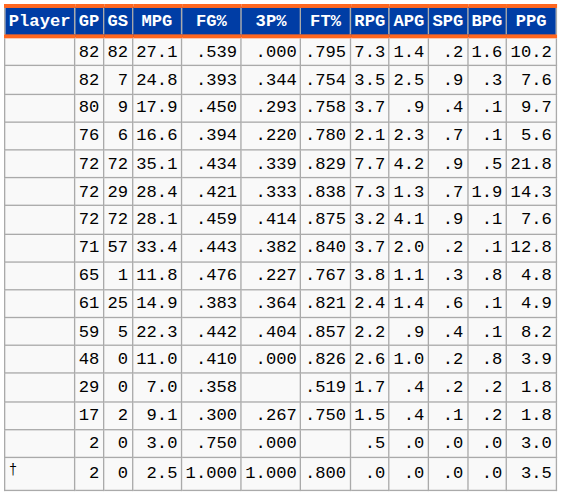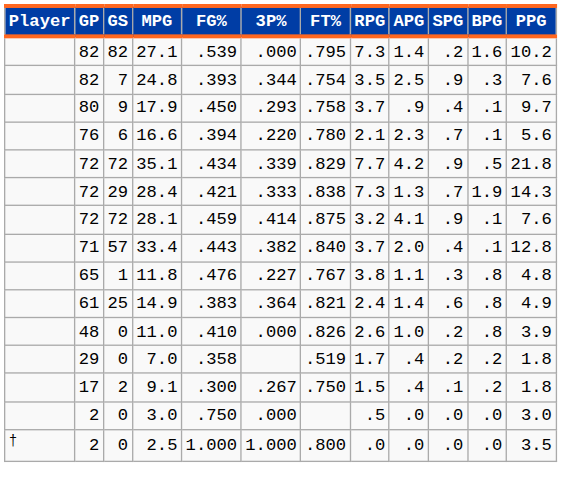(453, 248) .2 -> (453, 248) .4
(492, 304) .1 -> (492, 304) .8
- row: (157, 332)
